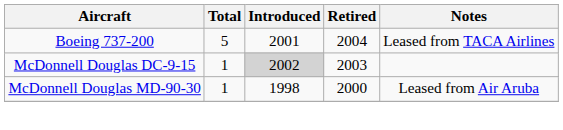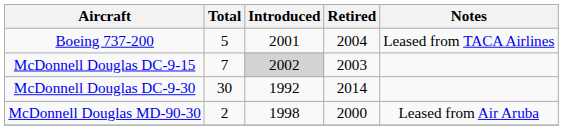(225, 64) 1 -> (225, 64) 7
+ row: (105, 88)
(225, 88) 1 -> (225, 112) 2
